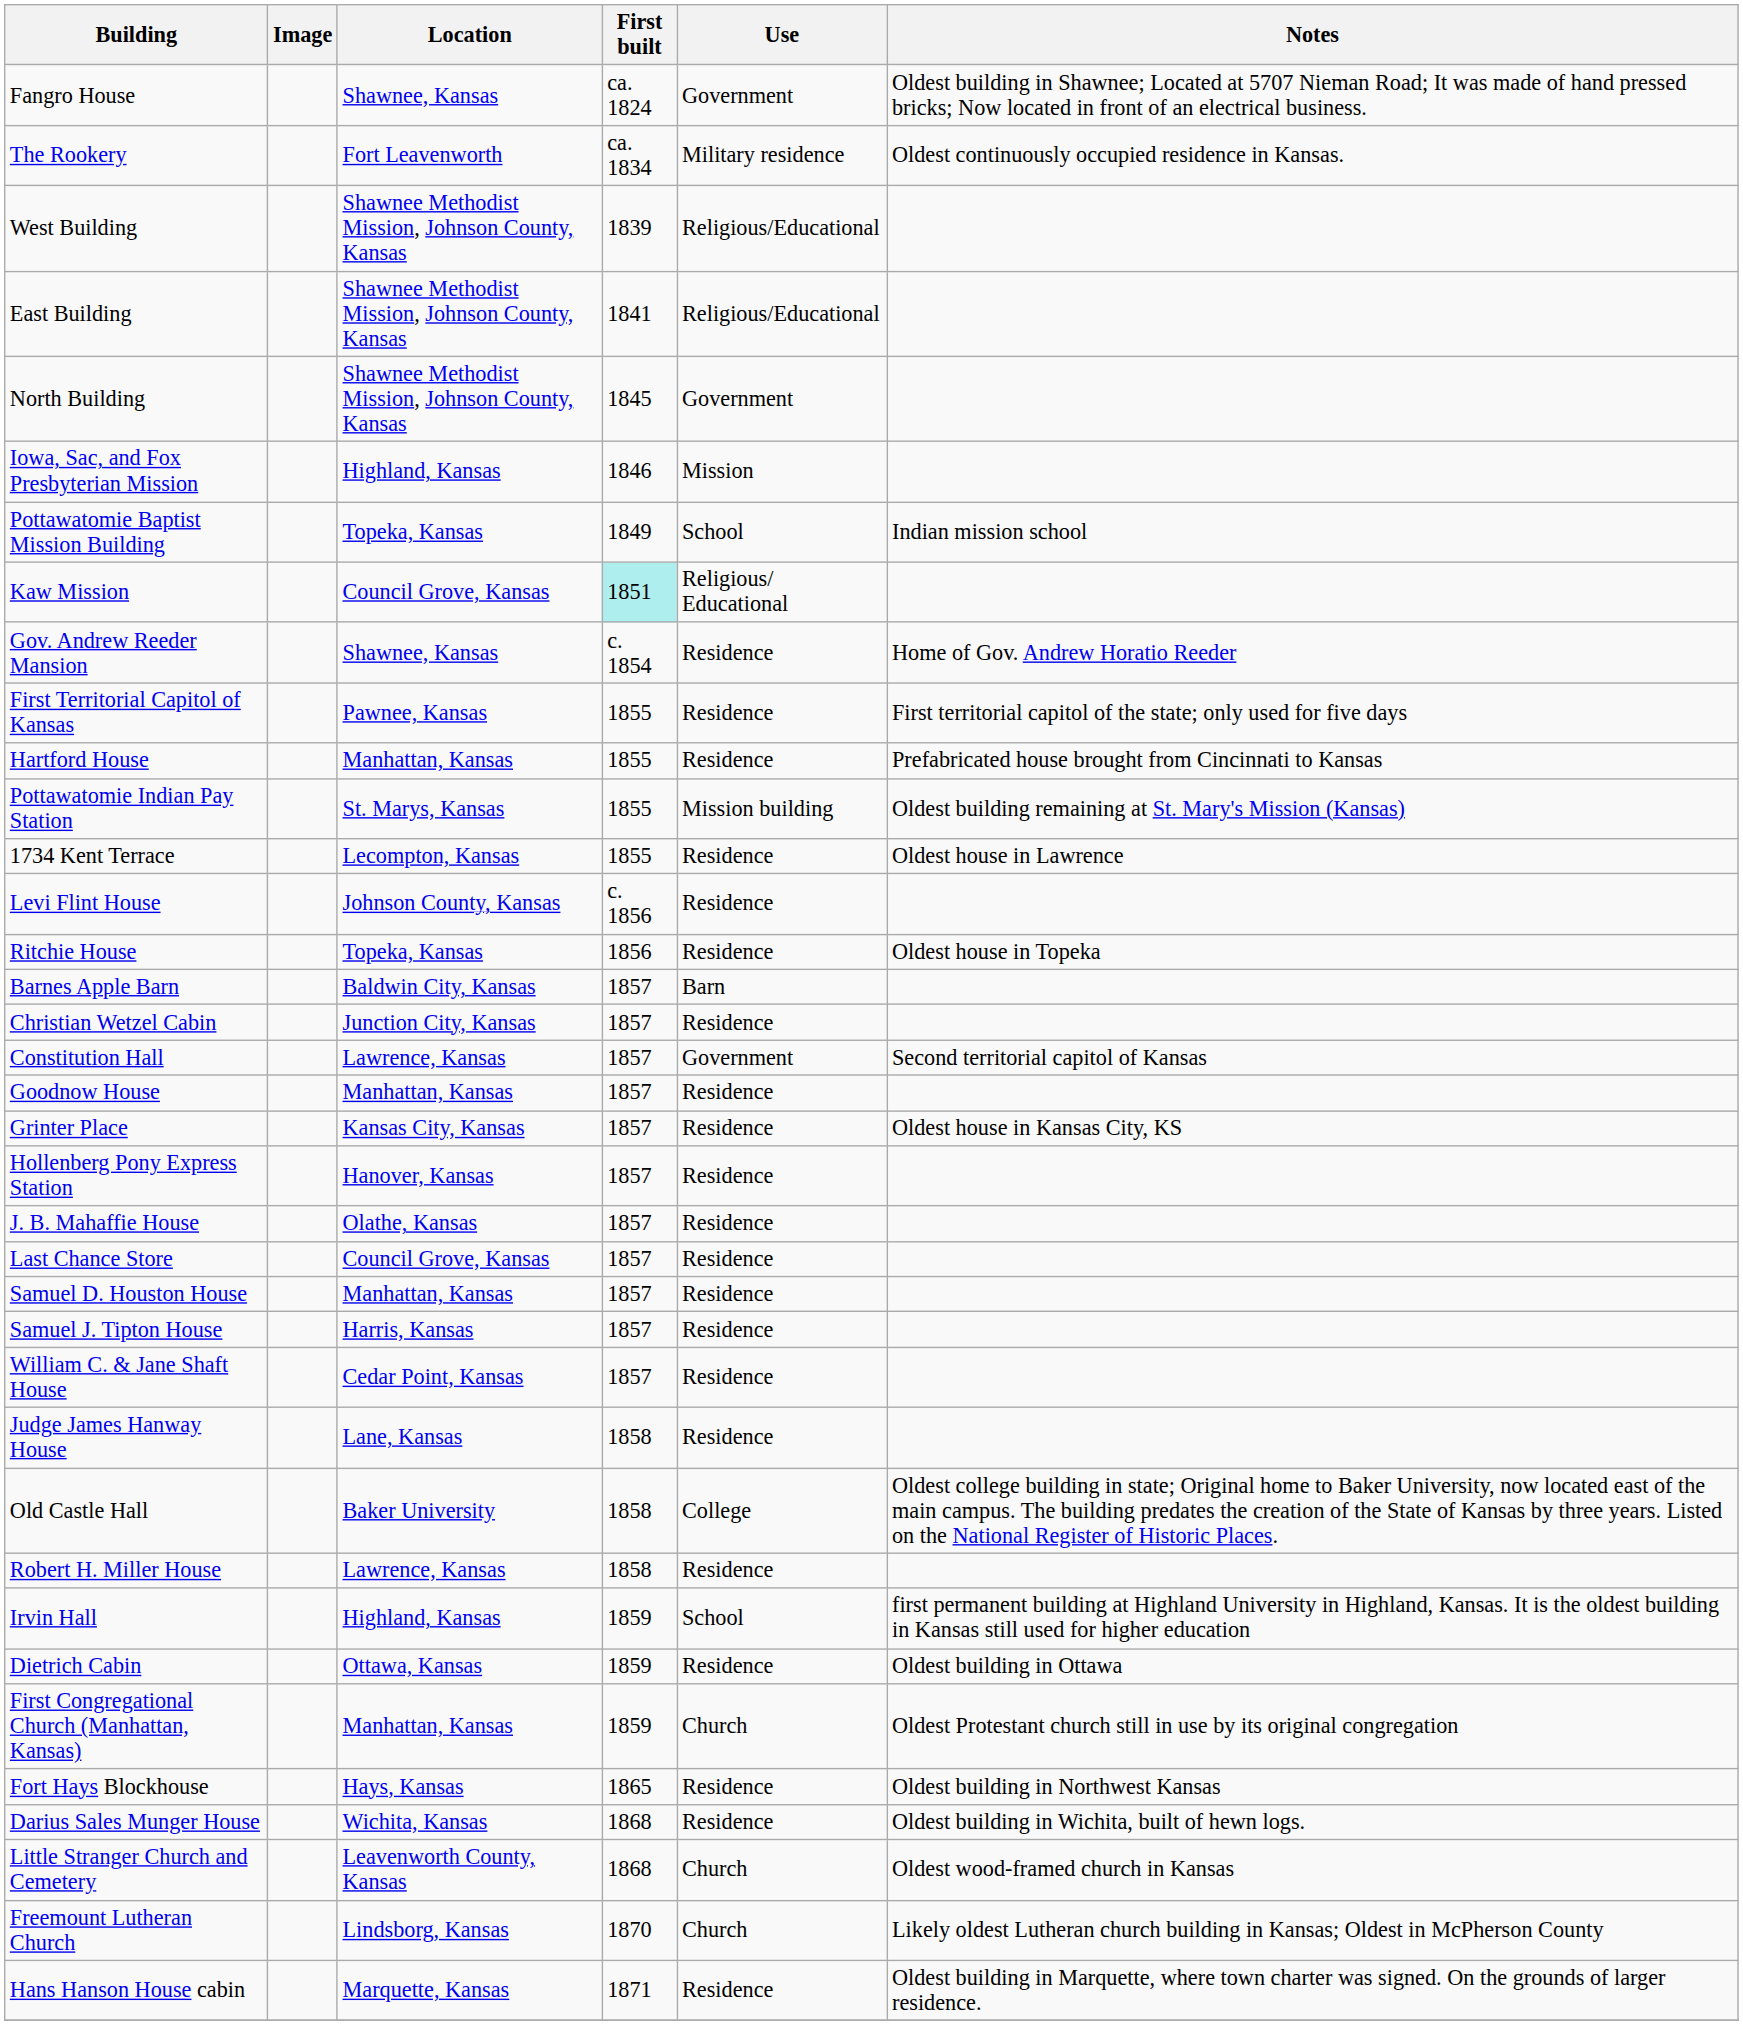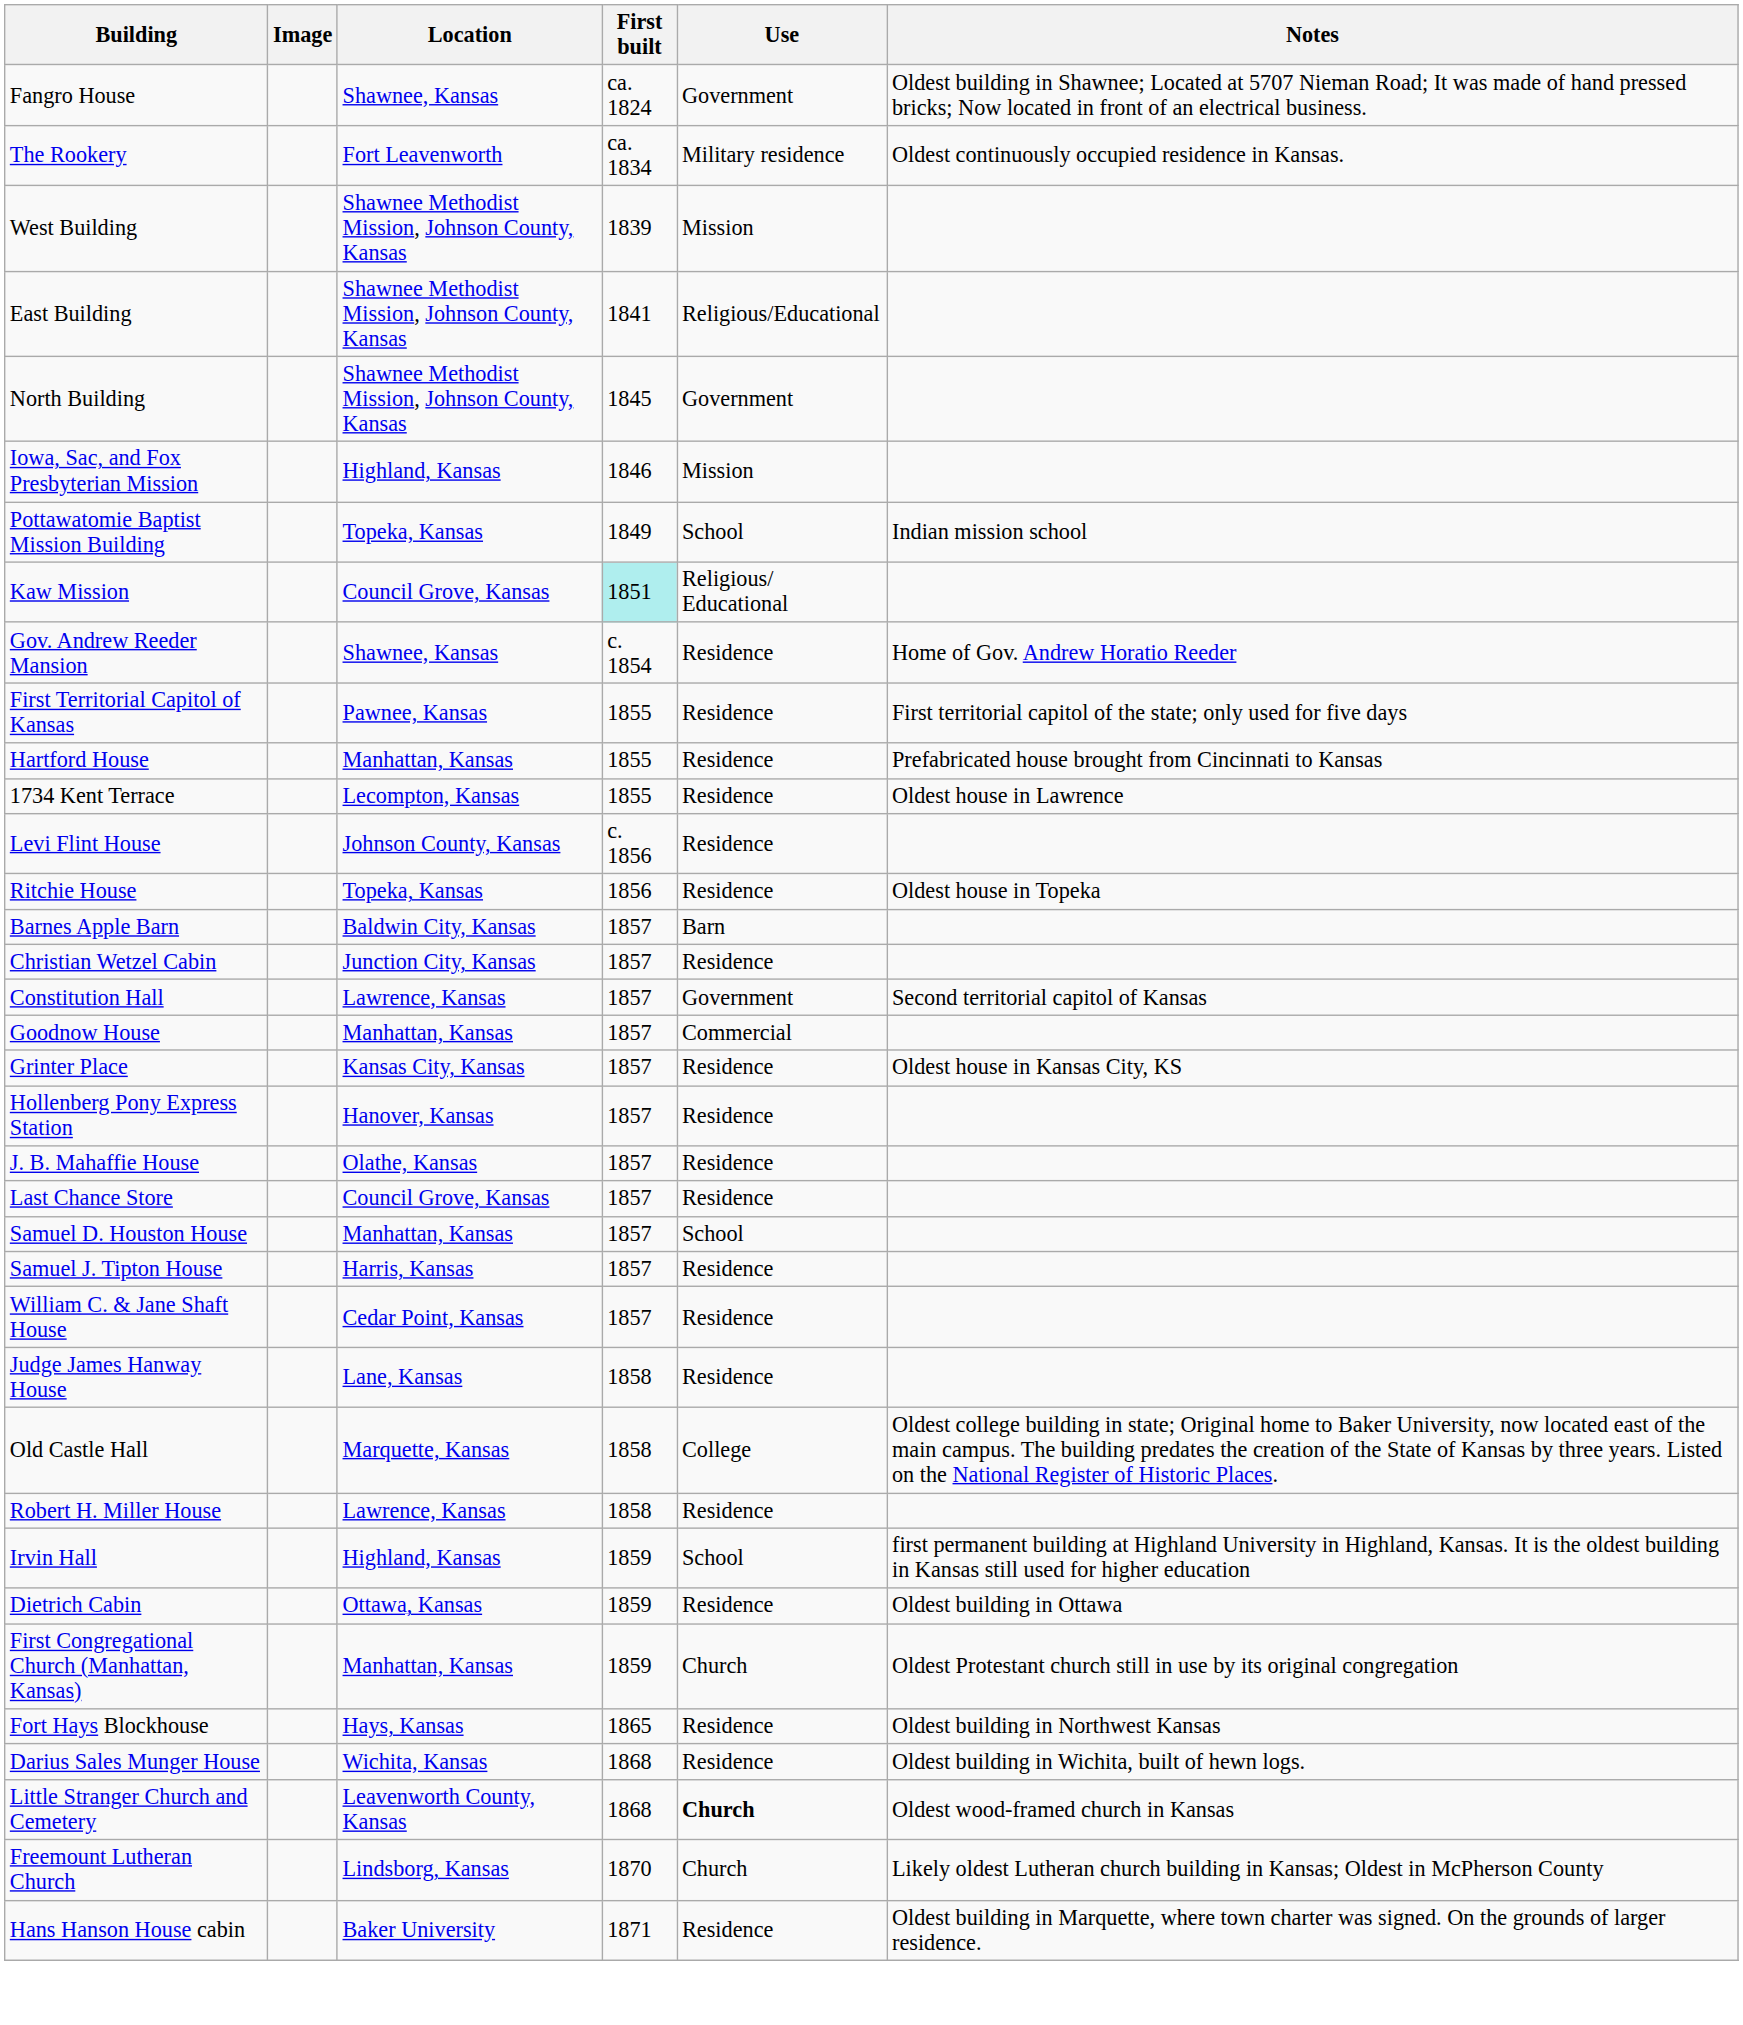(781, 228) Religious/Educational -> (718, 228) Mission
- row: (122, 808)
(728, 1092) Residence -> (737, 1032) Commercial
(728, 1293) Residence -> (713, 1233) School
(419, 1510) Baker University -> (426, 1449) Marquette, Kansas
(715, 1869) normal -> (718, 1809) bold
(426, 1990) Marquette, Kansas -> (419, 1929) Baker University
